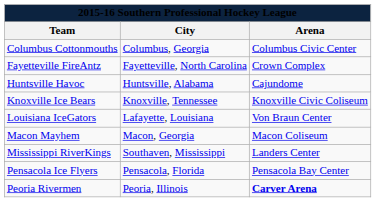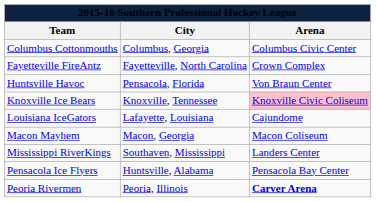(168, 83) Huntsville, Alabama -> (163, 83) Pensacola, Florida
(277, 83) Cajundome -> (292, 83) Von Braun Center
(310, 100) no background -> (310, 100) pink background
(292, 118) Von Braun Center -> (277, 118) Cajundome
(163, 170) Pensacola, Florida -> (168, 170) Huntsville, Alabama
